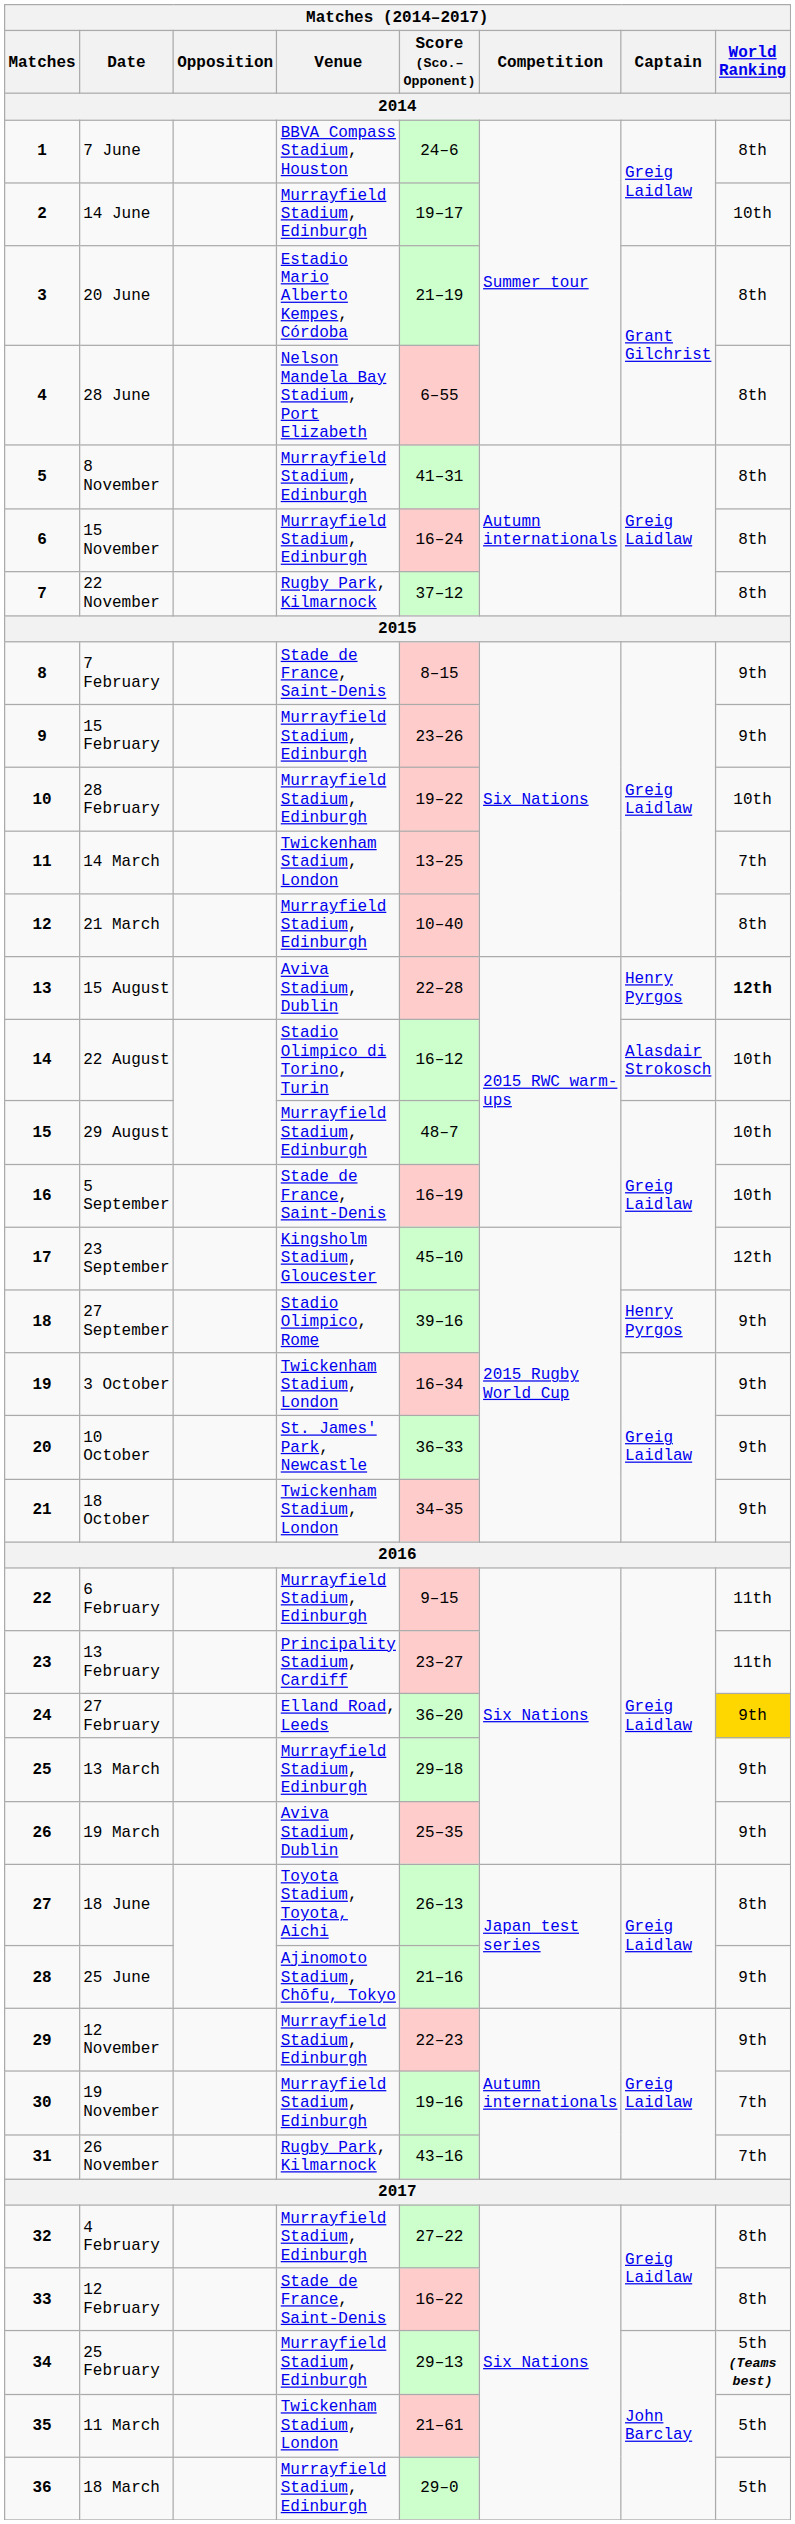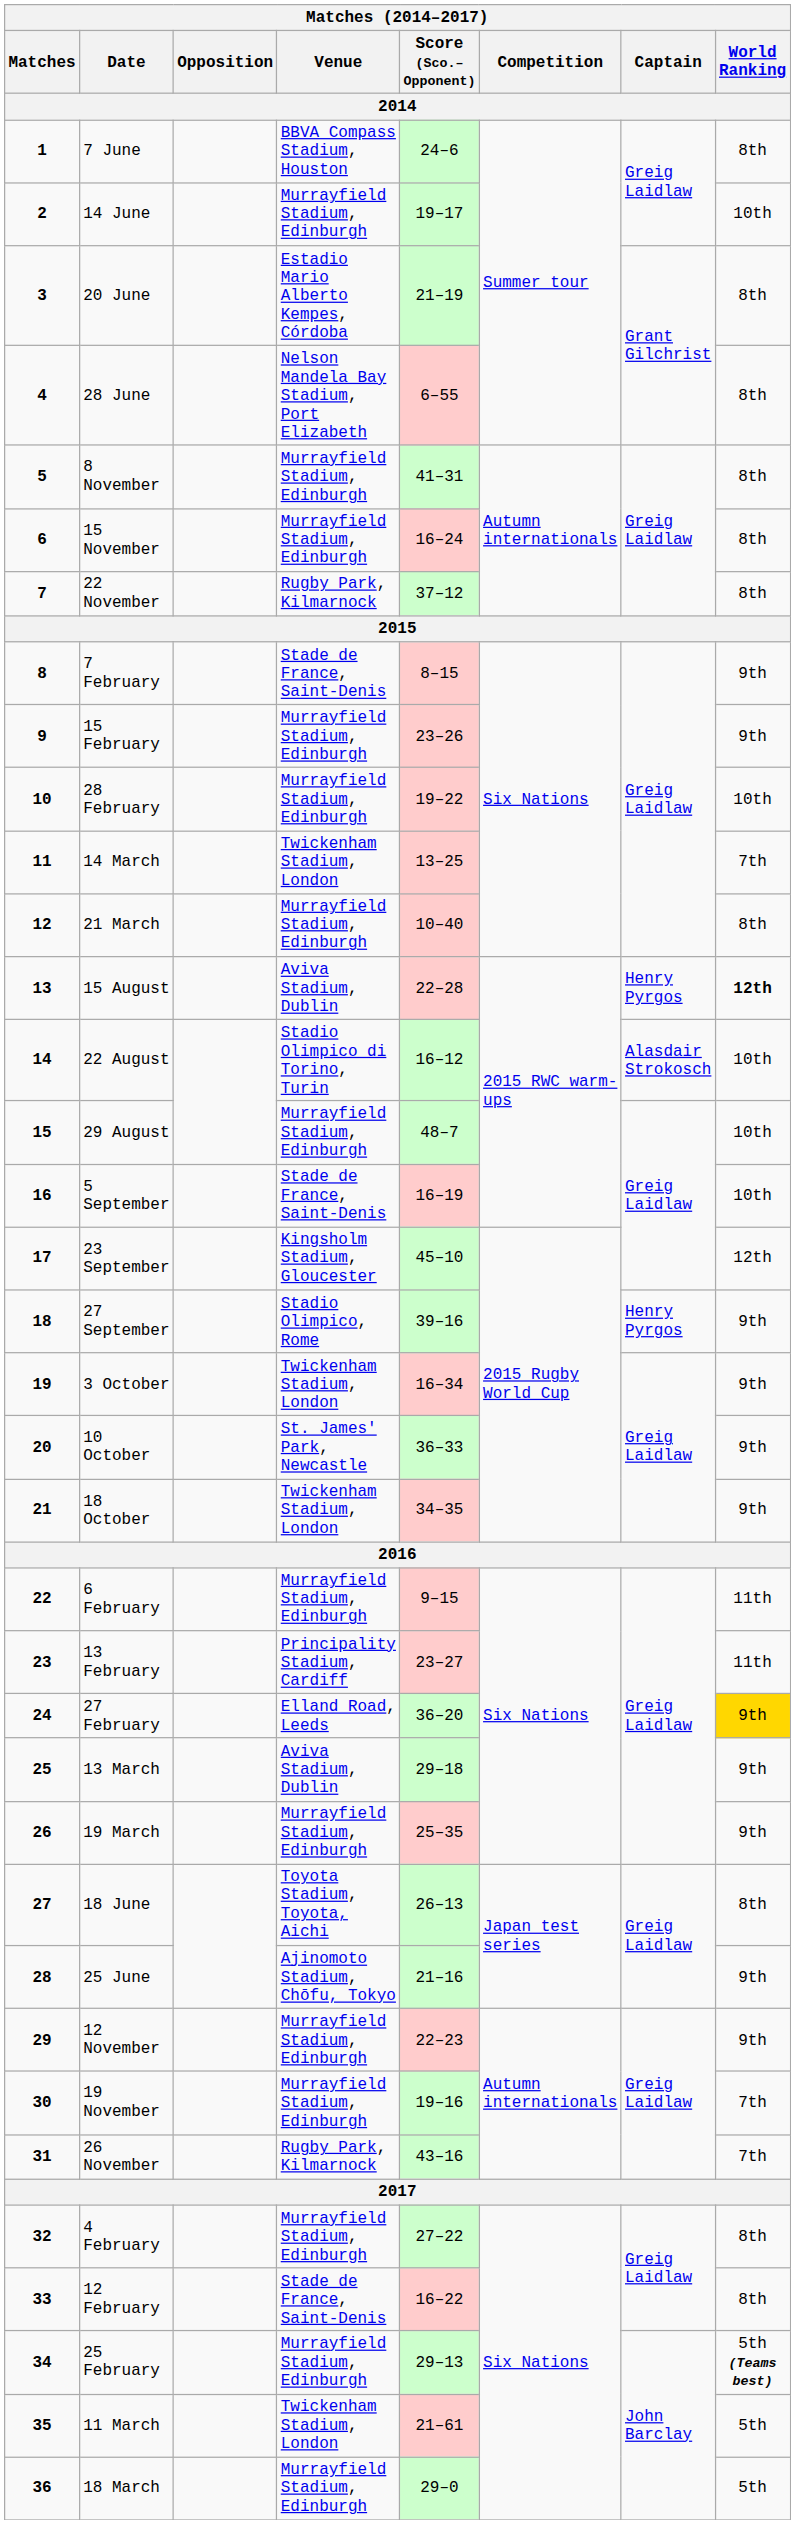(334, 1770) Murrayfield Stadium, Edinburgh -> (319, 1770) Aviva Stadium, Dublin
(319, 1833) Aviva Stadium, Dublin -> (334, 1833) Murrayfield Stadium, Edinburgh
